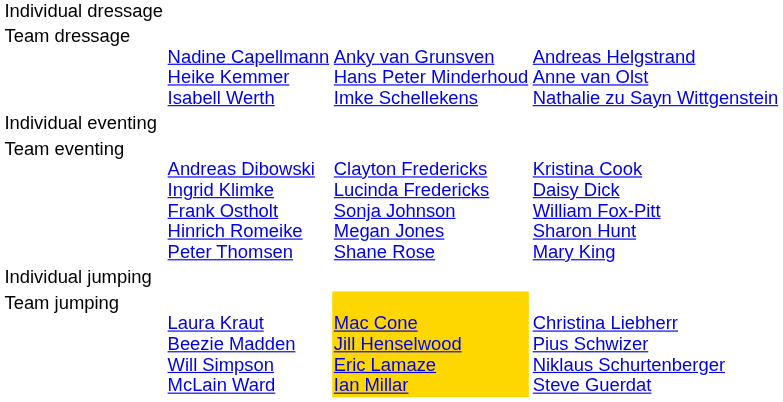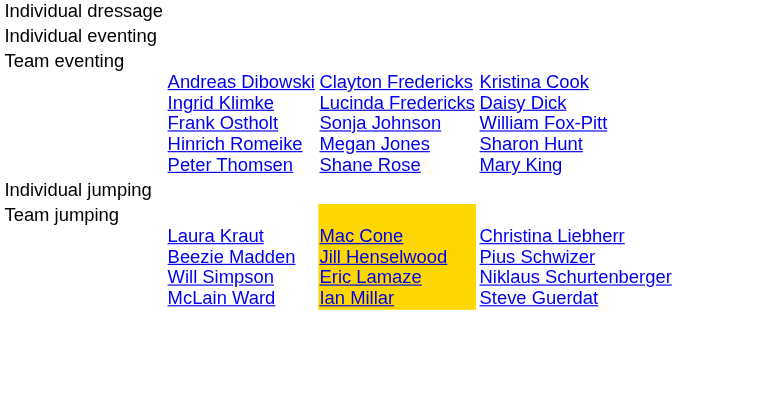- row: (67, 36)
